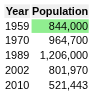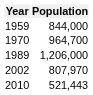(69, 26) lightgreen background -> (69, 26) no background
(69, 71) 801,970 -> (69, 71) 807,970
